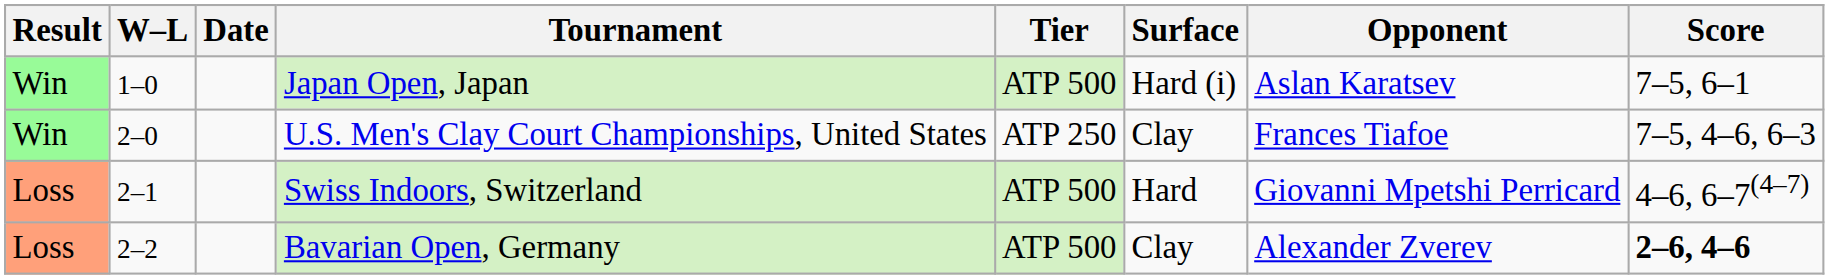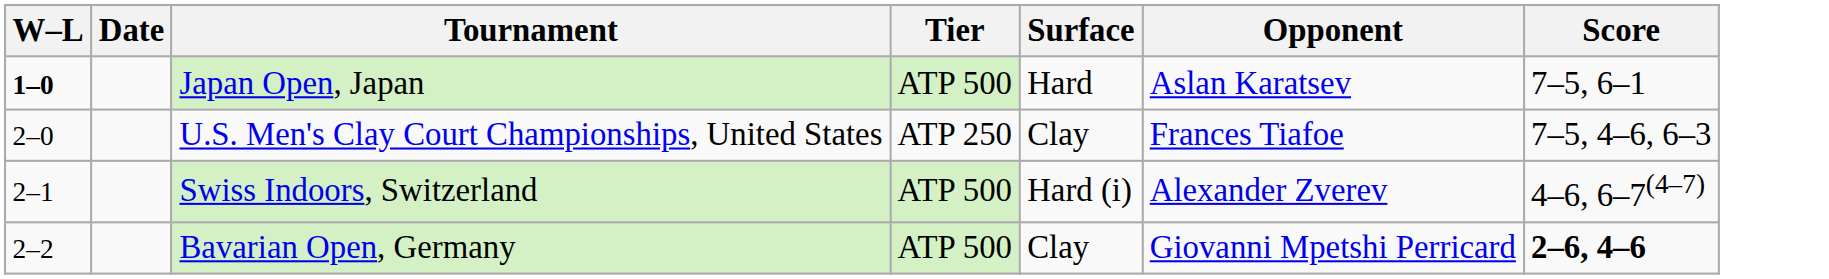- column: (57, 30)
(138, 84) normal -> (33, 82) bold
(1184, 82) Hard (i) -> (1060, 82) Hard
(1164, 190) Hard -> (1080, 190) Hard (i)
(1437, 190) Giovanni Mpetshi Perricard -> (1269, 190) Alexander Zverev
(1373, 247) Alexander Zverev -> (1333, 247) Giovanni Mpetshi Perricard
